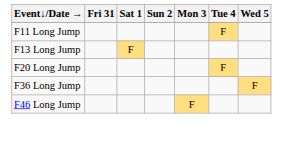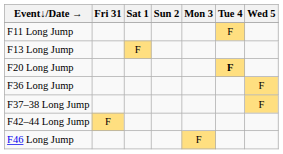(223, 68) normal -> (230, 68) bold
+ row: (48, 104)
+ row: (48, 122)
